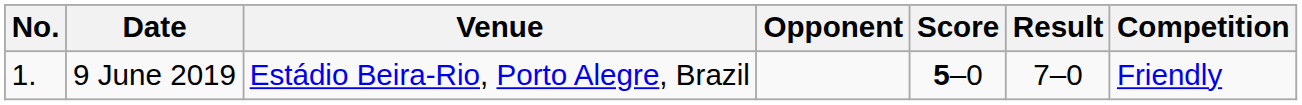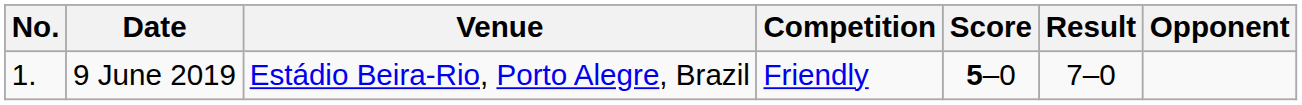columns swapped: (833, 27) <-> (1203, 27)
